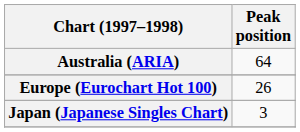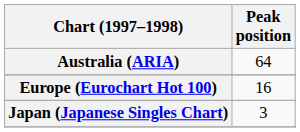(263, 87) 26 -> (263, 87) 16
